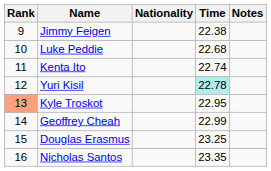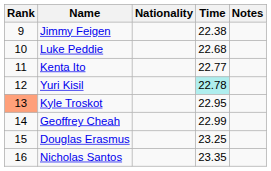(212, 67) 22.74 -> (212, 67) 22.77
